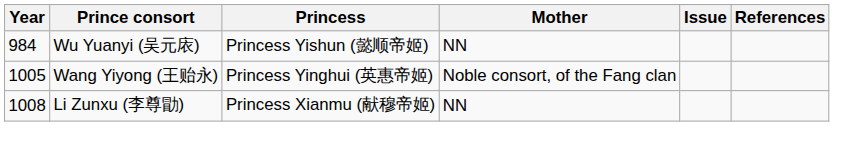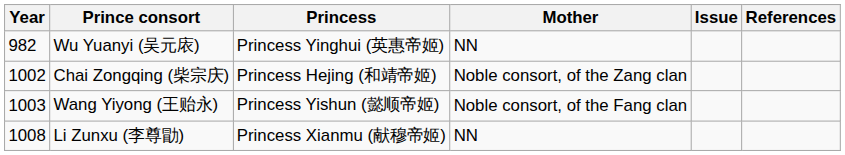(22, 46) 984 -> (22, 46) 982
(327, 45) Princess Yishun (懿顺帝姬) -> (340, 45) Princess Yinghui (英惠帝姬)
+ row: (141, 75)
(27, 75) 1005 -> (27, 105) 1003
(330, 75) Princess Yinghui (英惠帝姬) -> (338, 105) Princess Yishun (懿顺帝姬)
